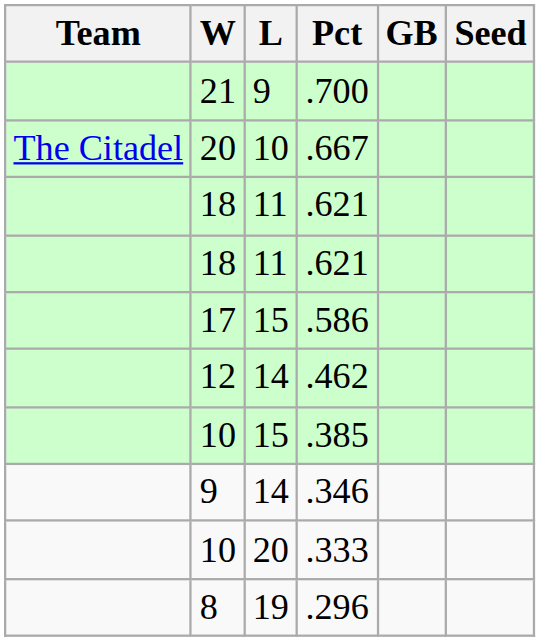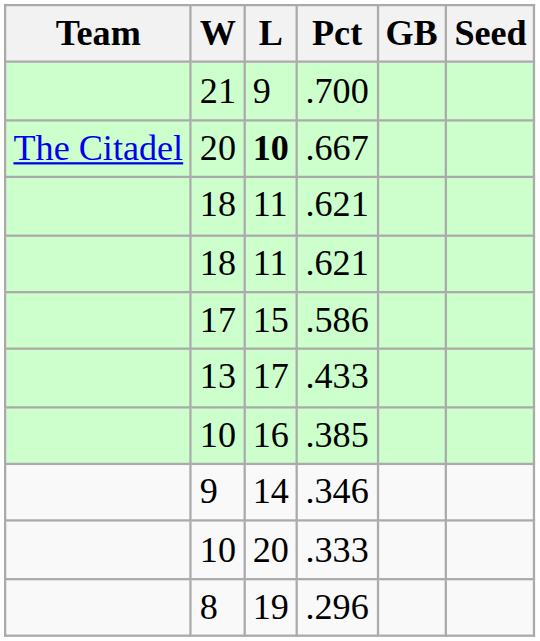(271, 147) normal -> (271, 147) bold
- row: (218, 377)
+ row: (218, 377)
(271, 434) 15 -> (271, 434) 16
